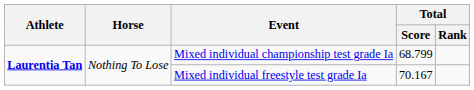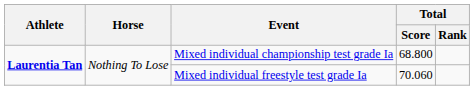(416, 55) 68.799 -> (416, 55) 68.800
(416, 75) 70.167 -> (416, 75) 70.060
